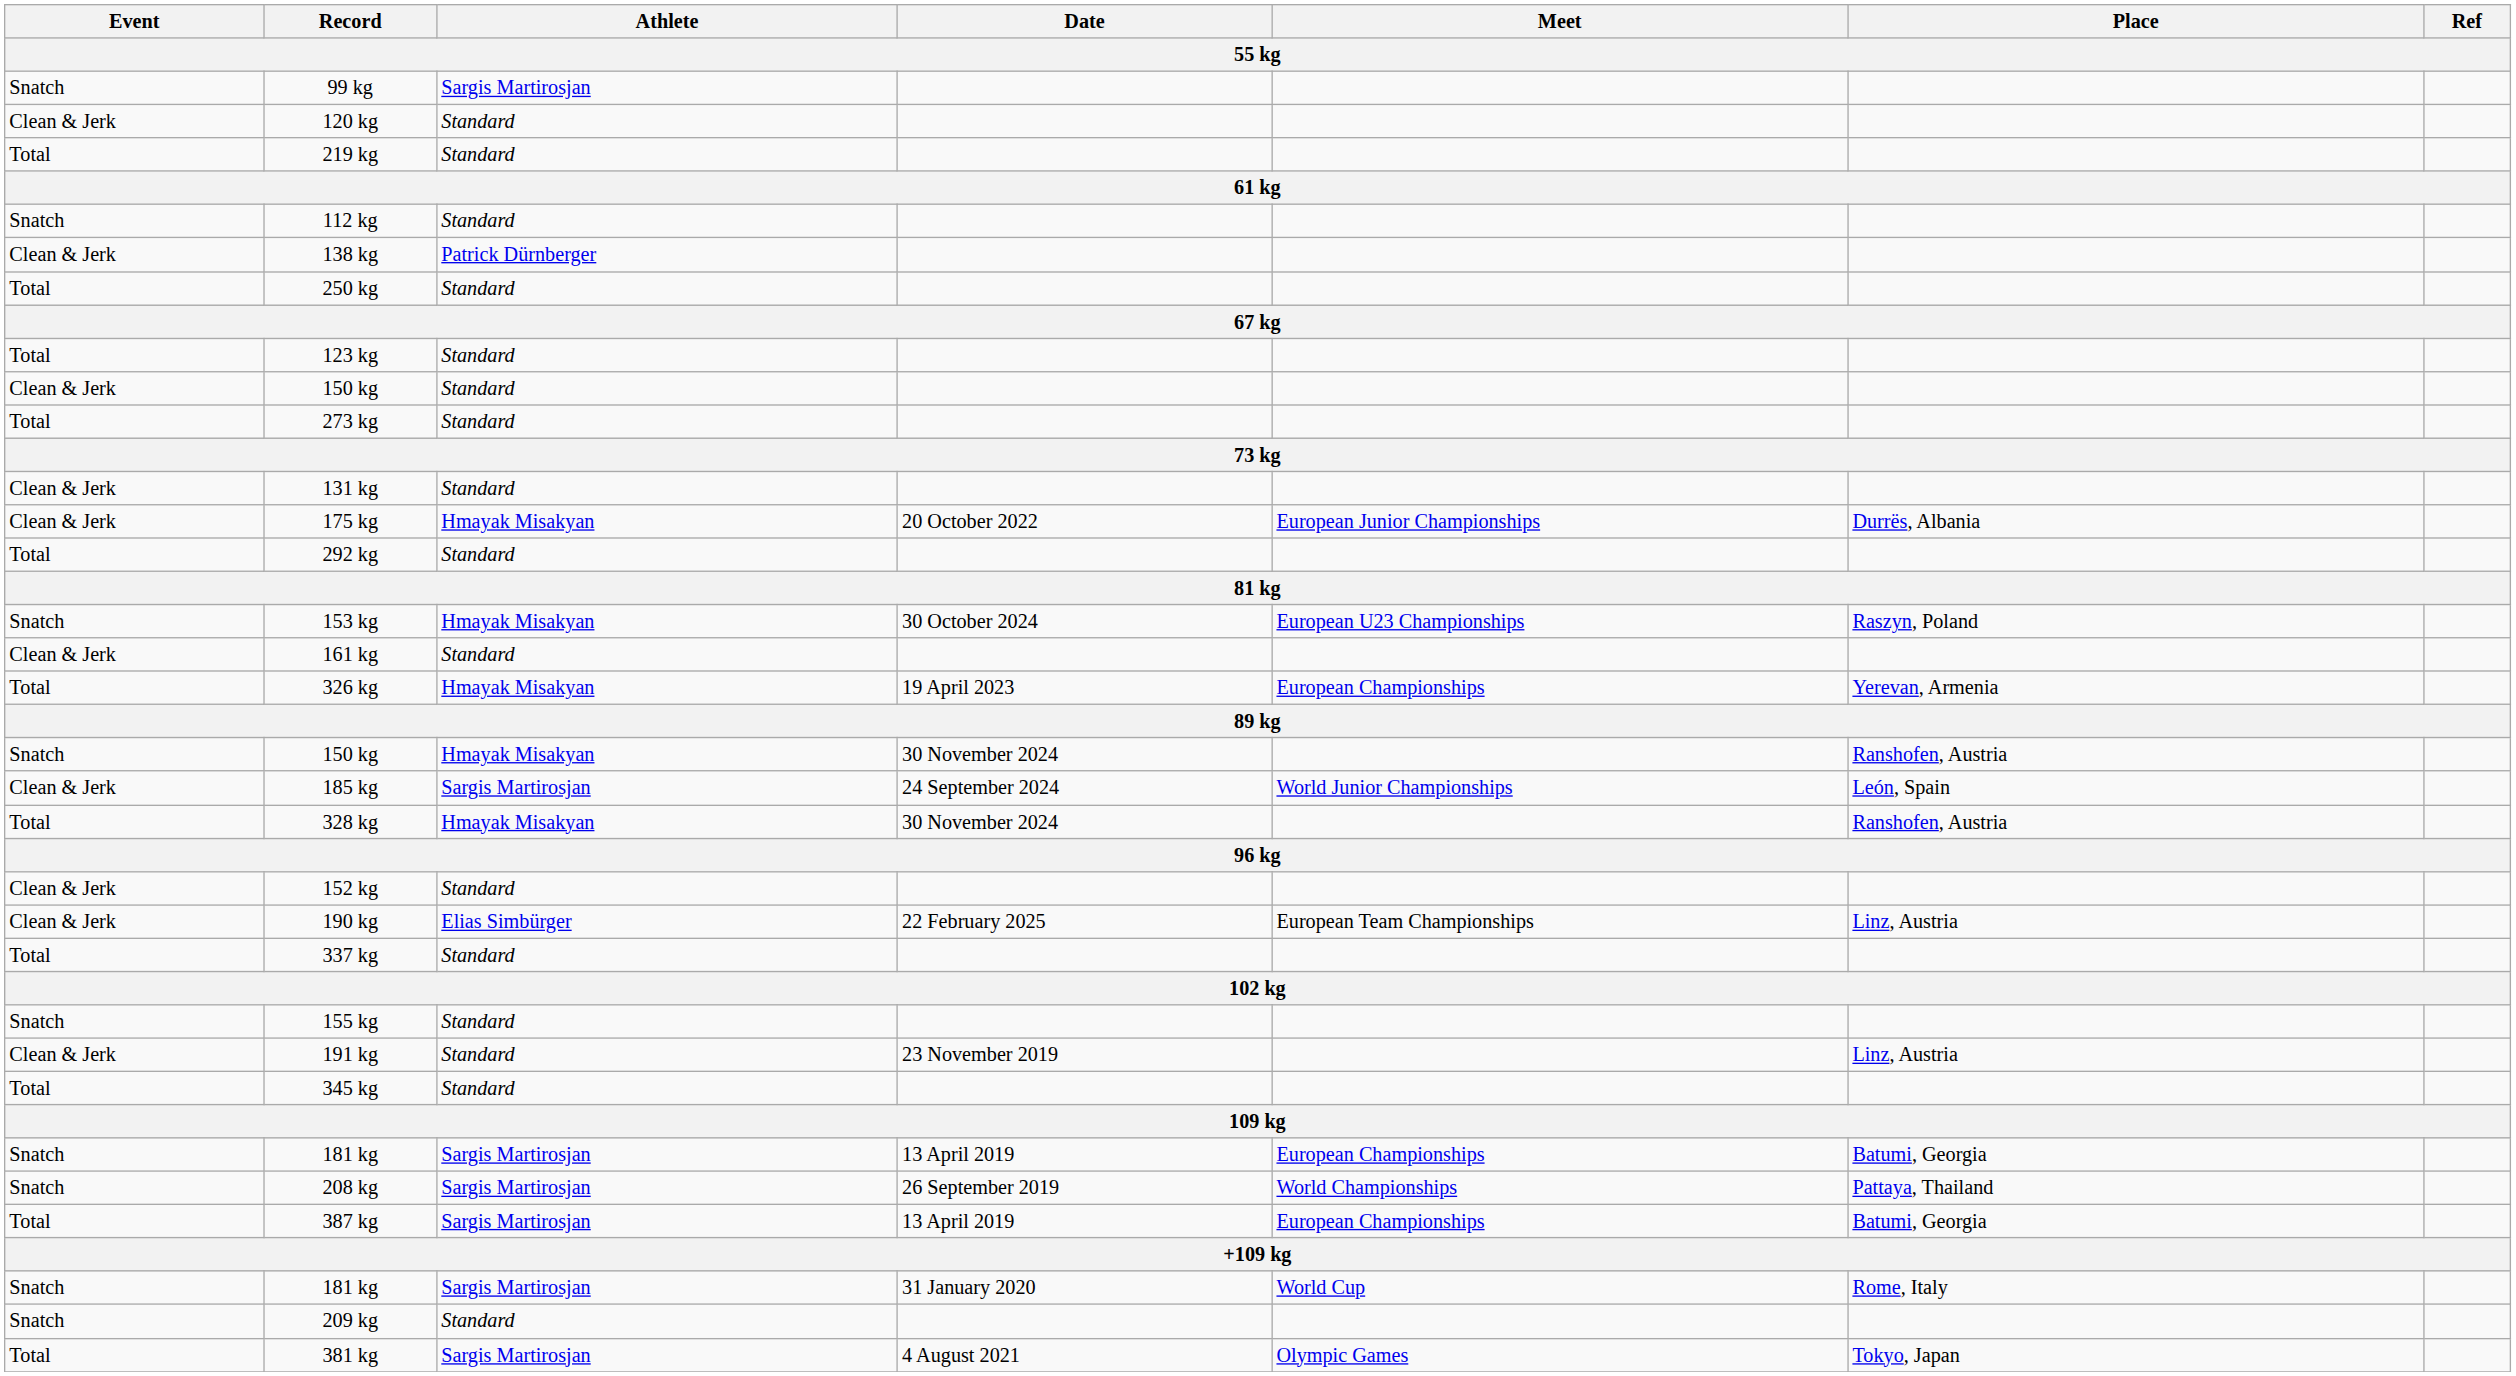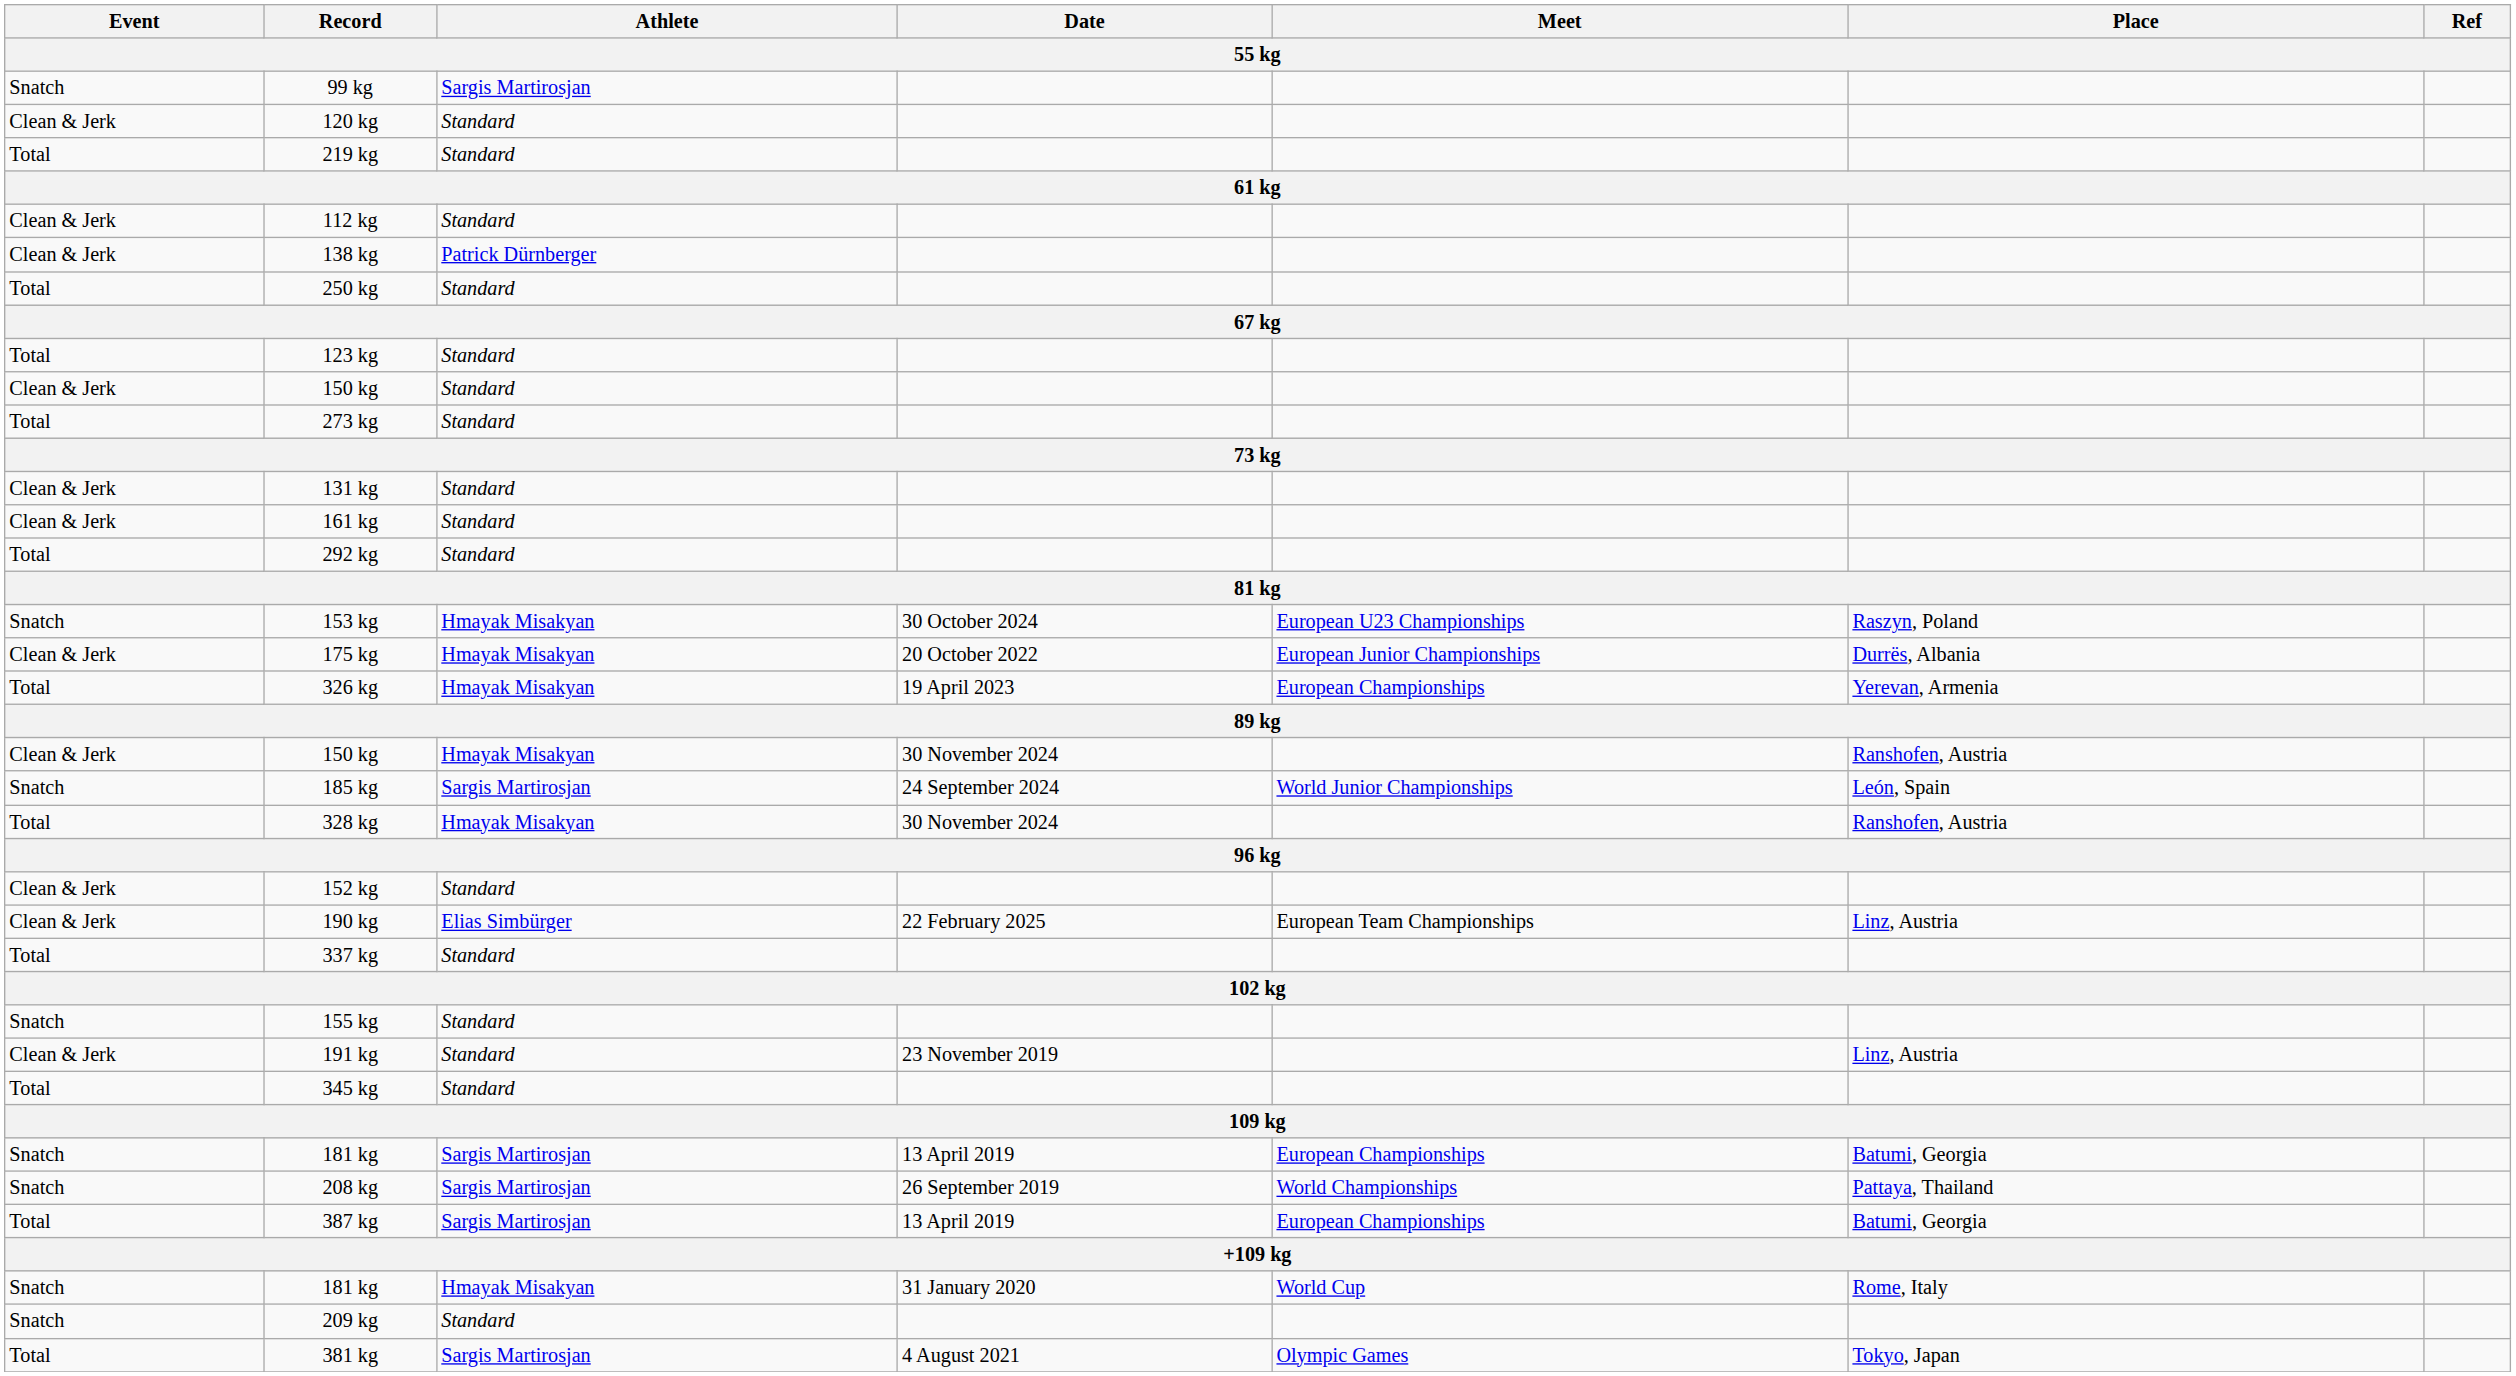(37, 221) Snatch -> (63, 221) Clean & Jerk
rows swapped: (350, 654) <-> (350, 521)
(37, 754) Snatch -> (63, 754) Clean & Jerk
(63, 788) Clean & Jerk -> (37, 788) Snatch
(516, 1288) Sargis Martirosjan -> (518, 1288) Hmayak Misakyan
